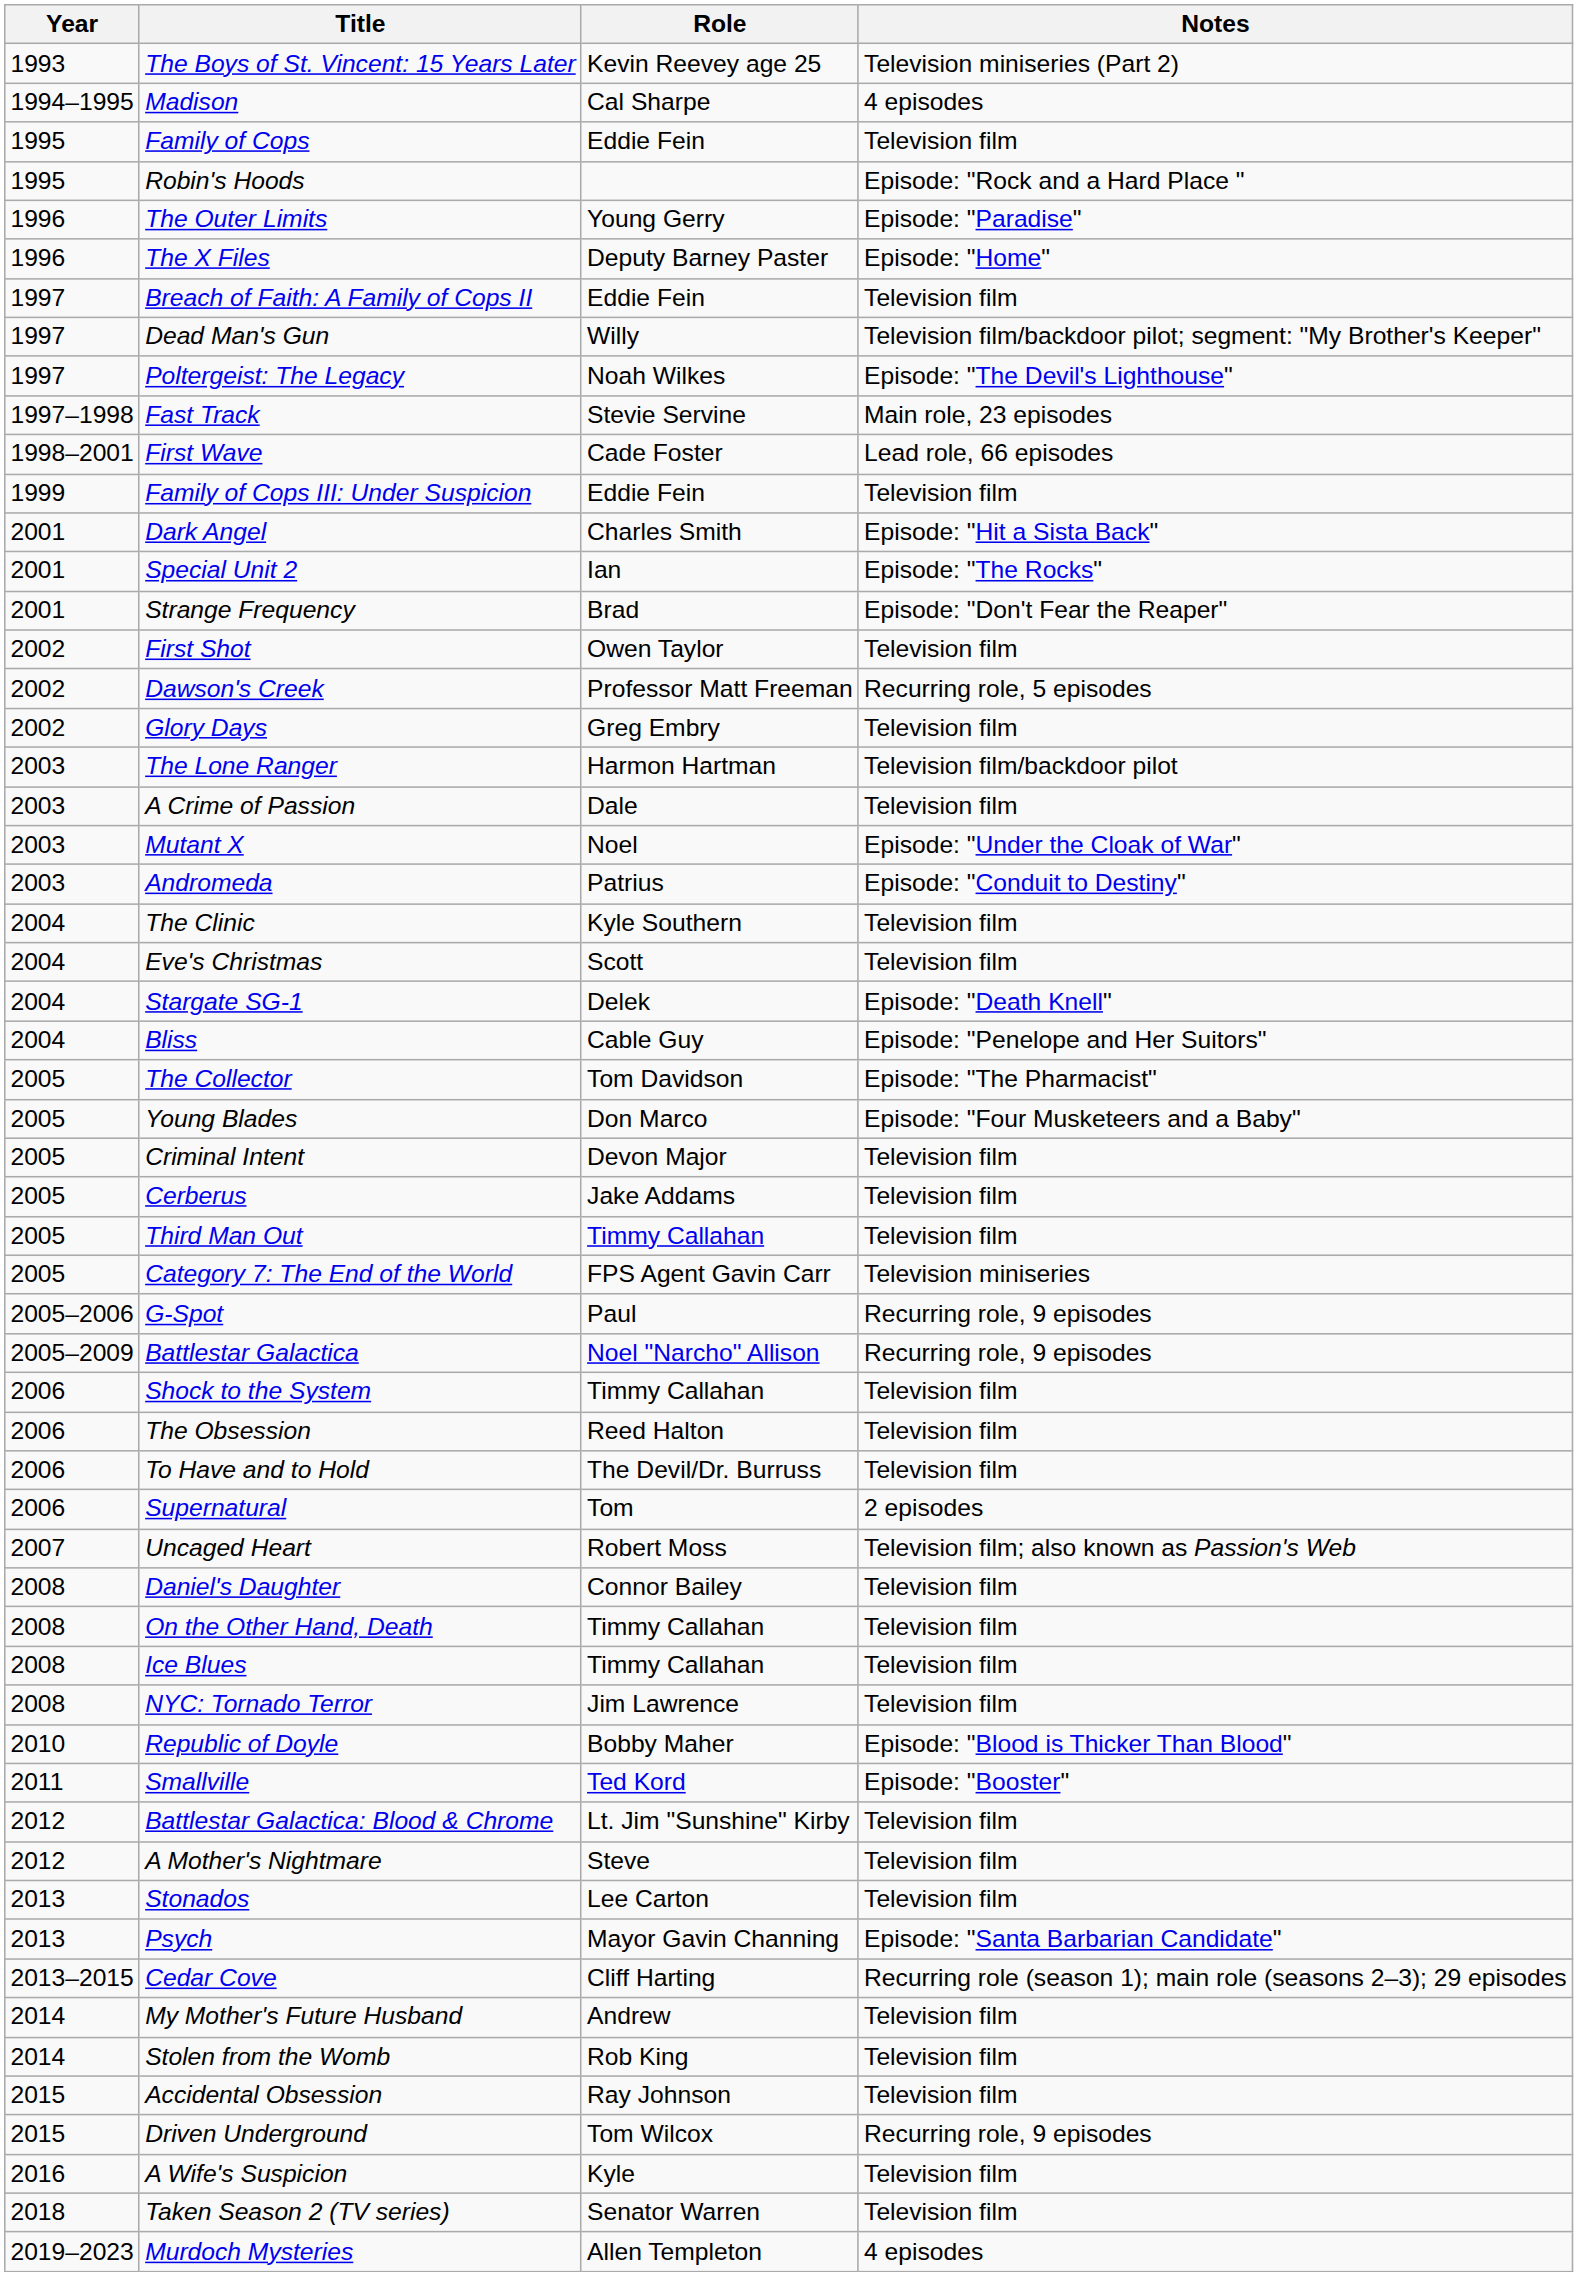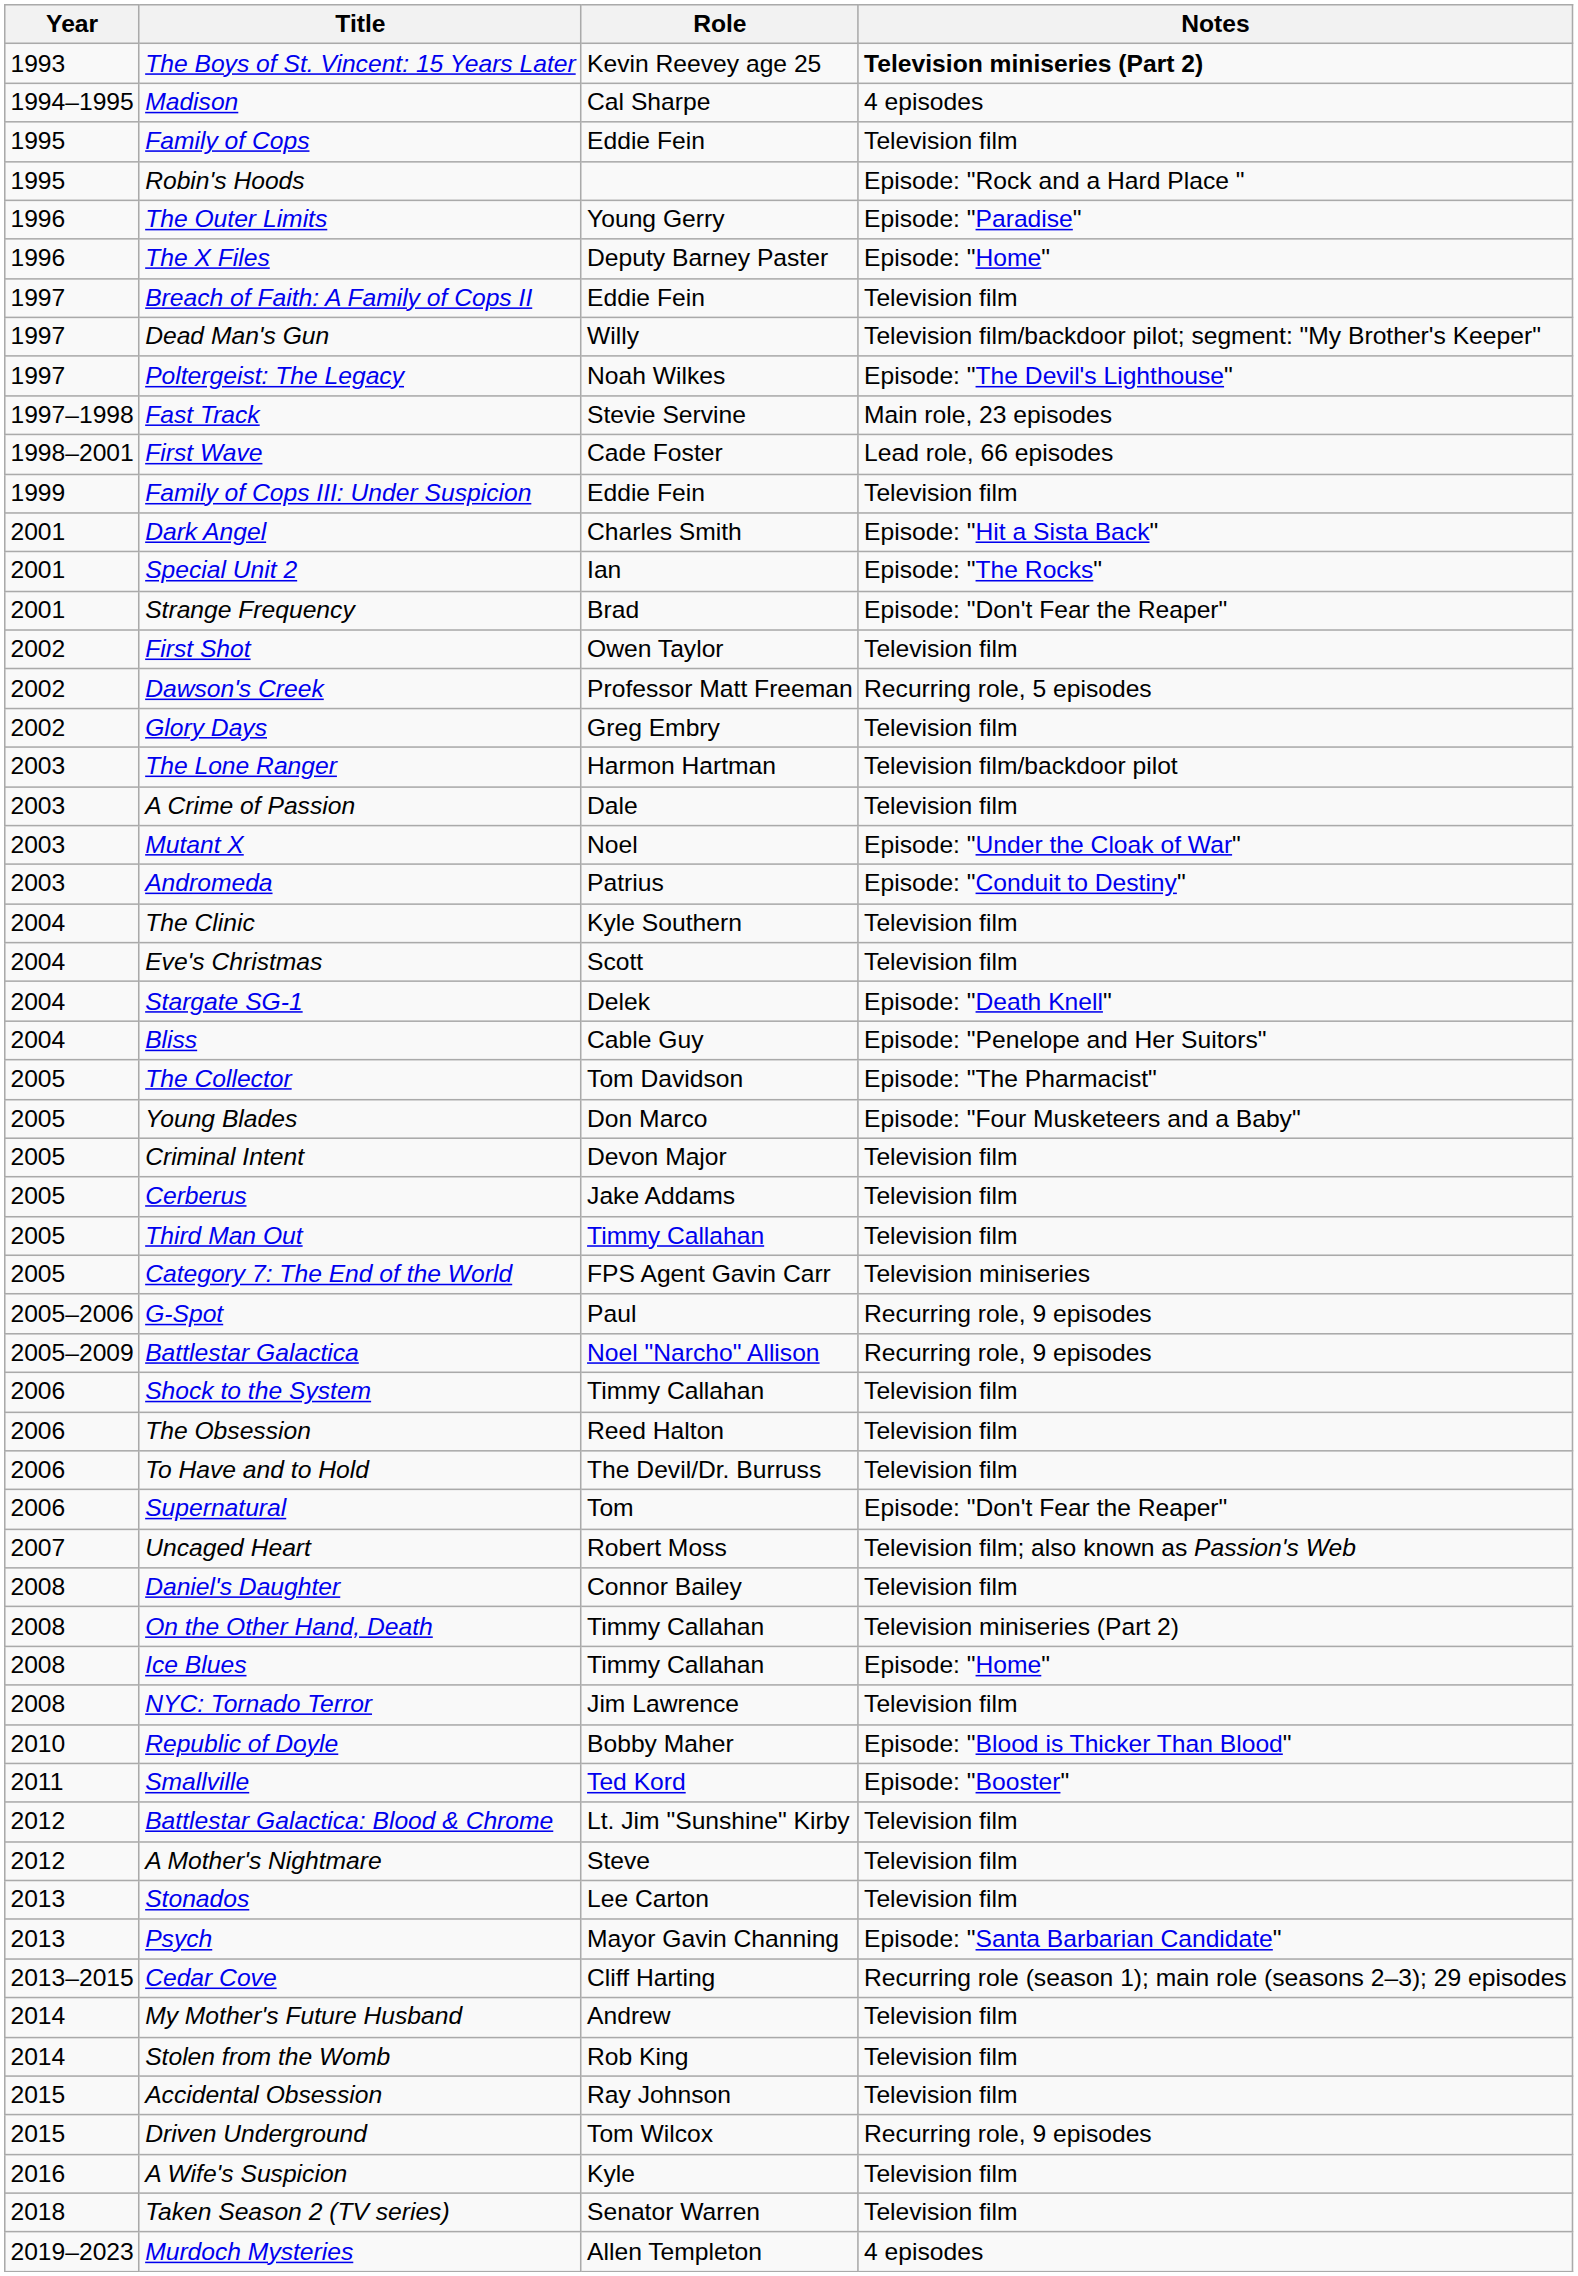(1022, 63) normal -> (1034, 63) bold
(924, 1508) 2 episodes -> (1046, 1508) Episode: "Don't Fear the Reaper"
(941, 1626) Television film -> (1022, 1626) Television miniseries (Part 2)
(941, 1665) Television film -> (957, 1665) Episode: "Home"
